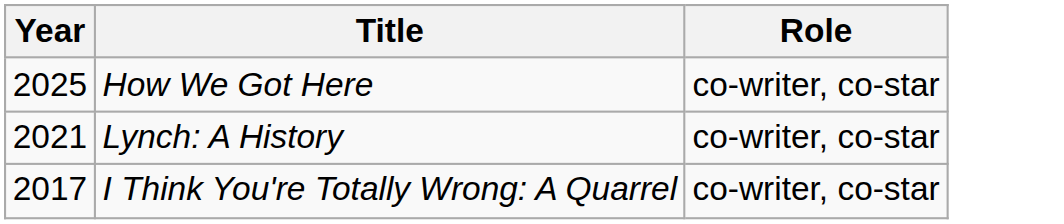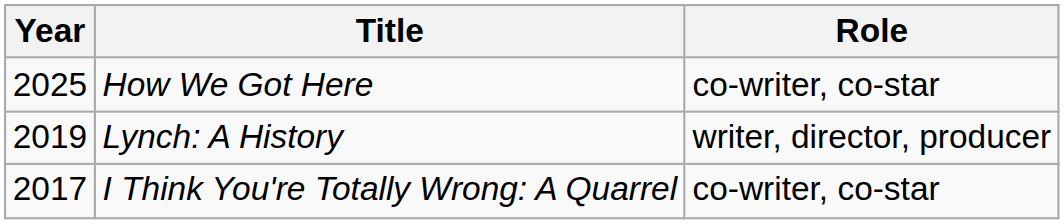(50, 137) 2021 -> (50, 137) 2019
(816, 137) co-writer, co-star -> (872, 137) writer, director, producer
